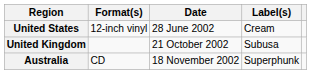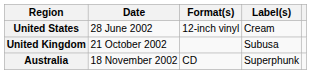columns swapped: (196, 12) <-> (119, 12)
